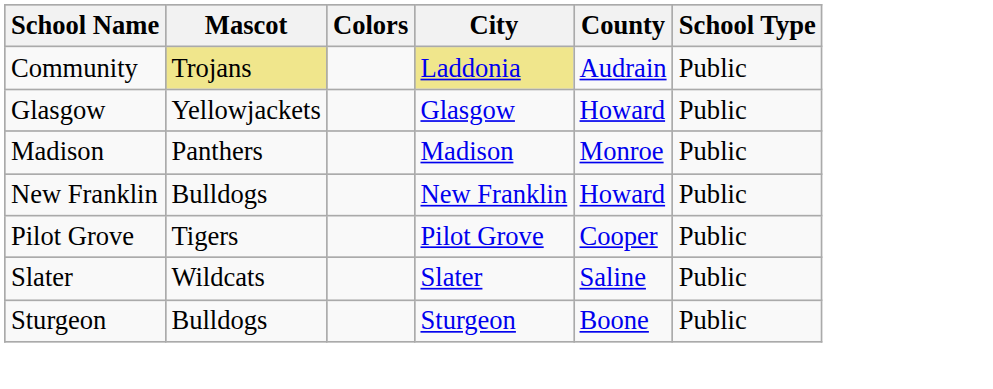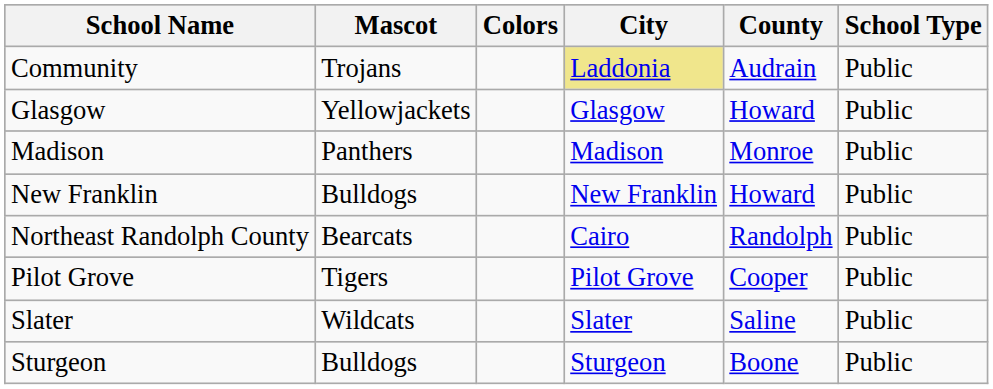(212, 67) khaki background -> (361, 67) no background
+ row: (160, 236)
